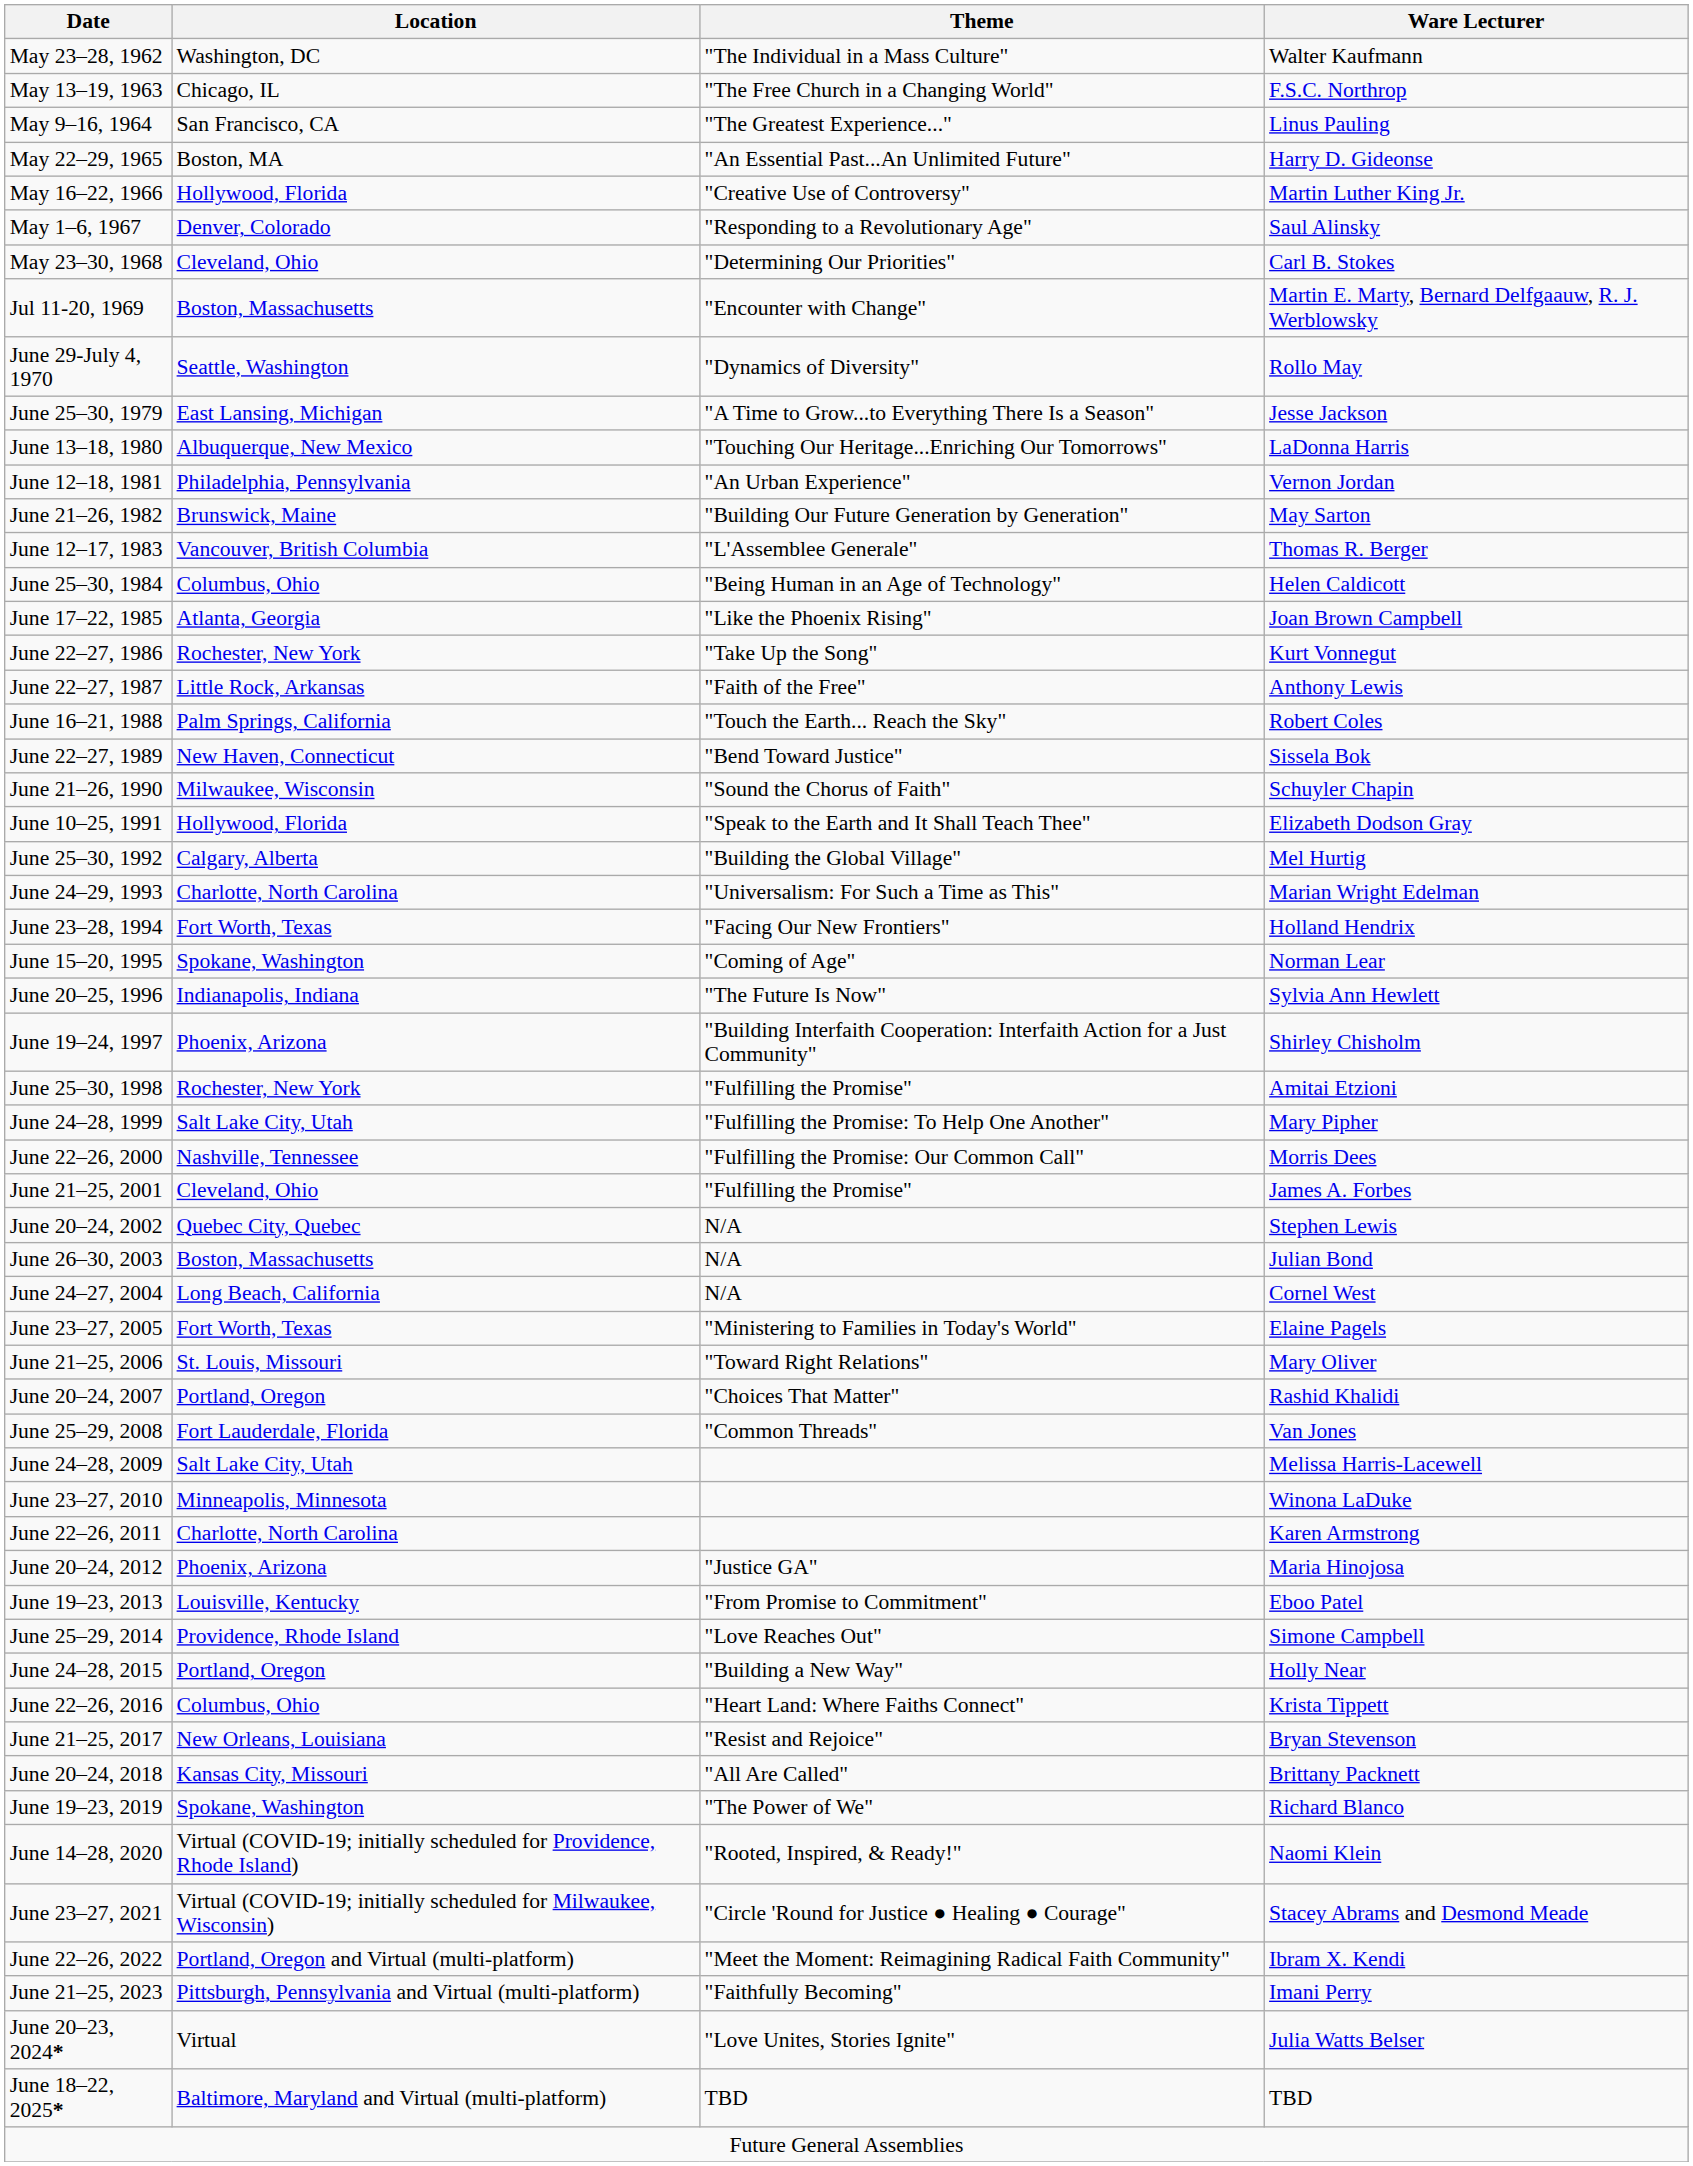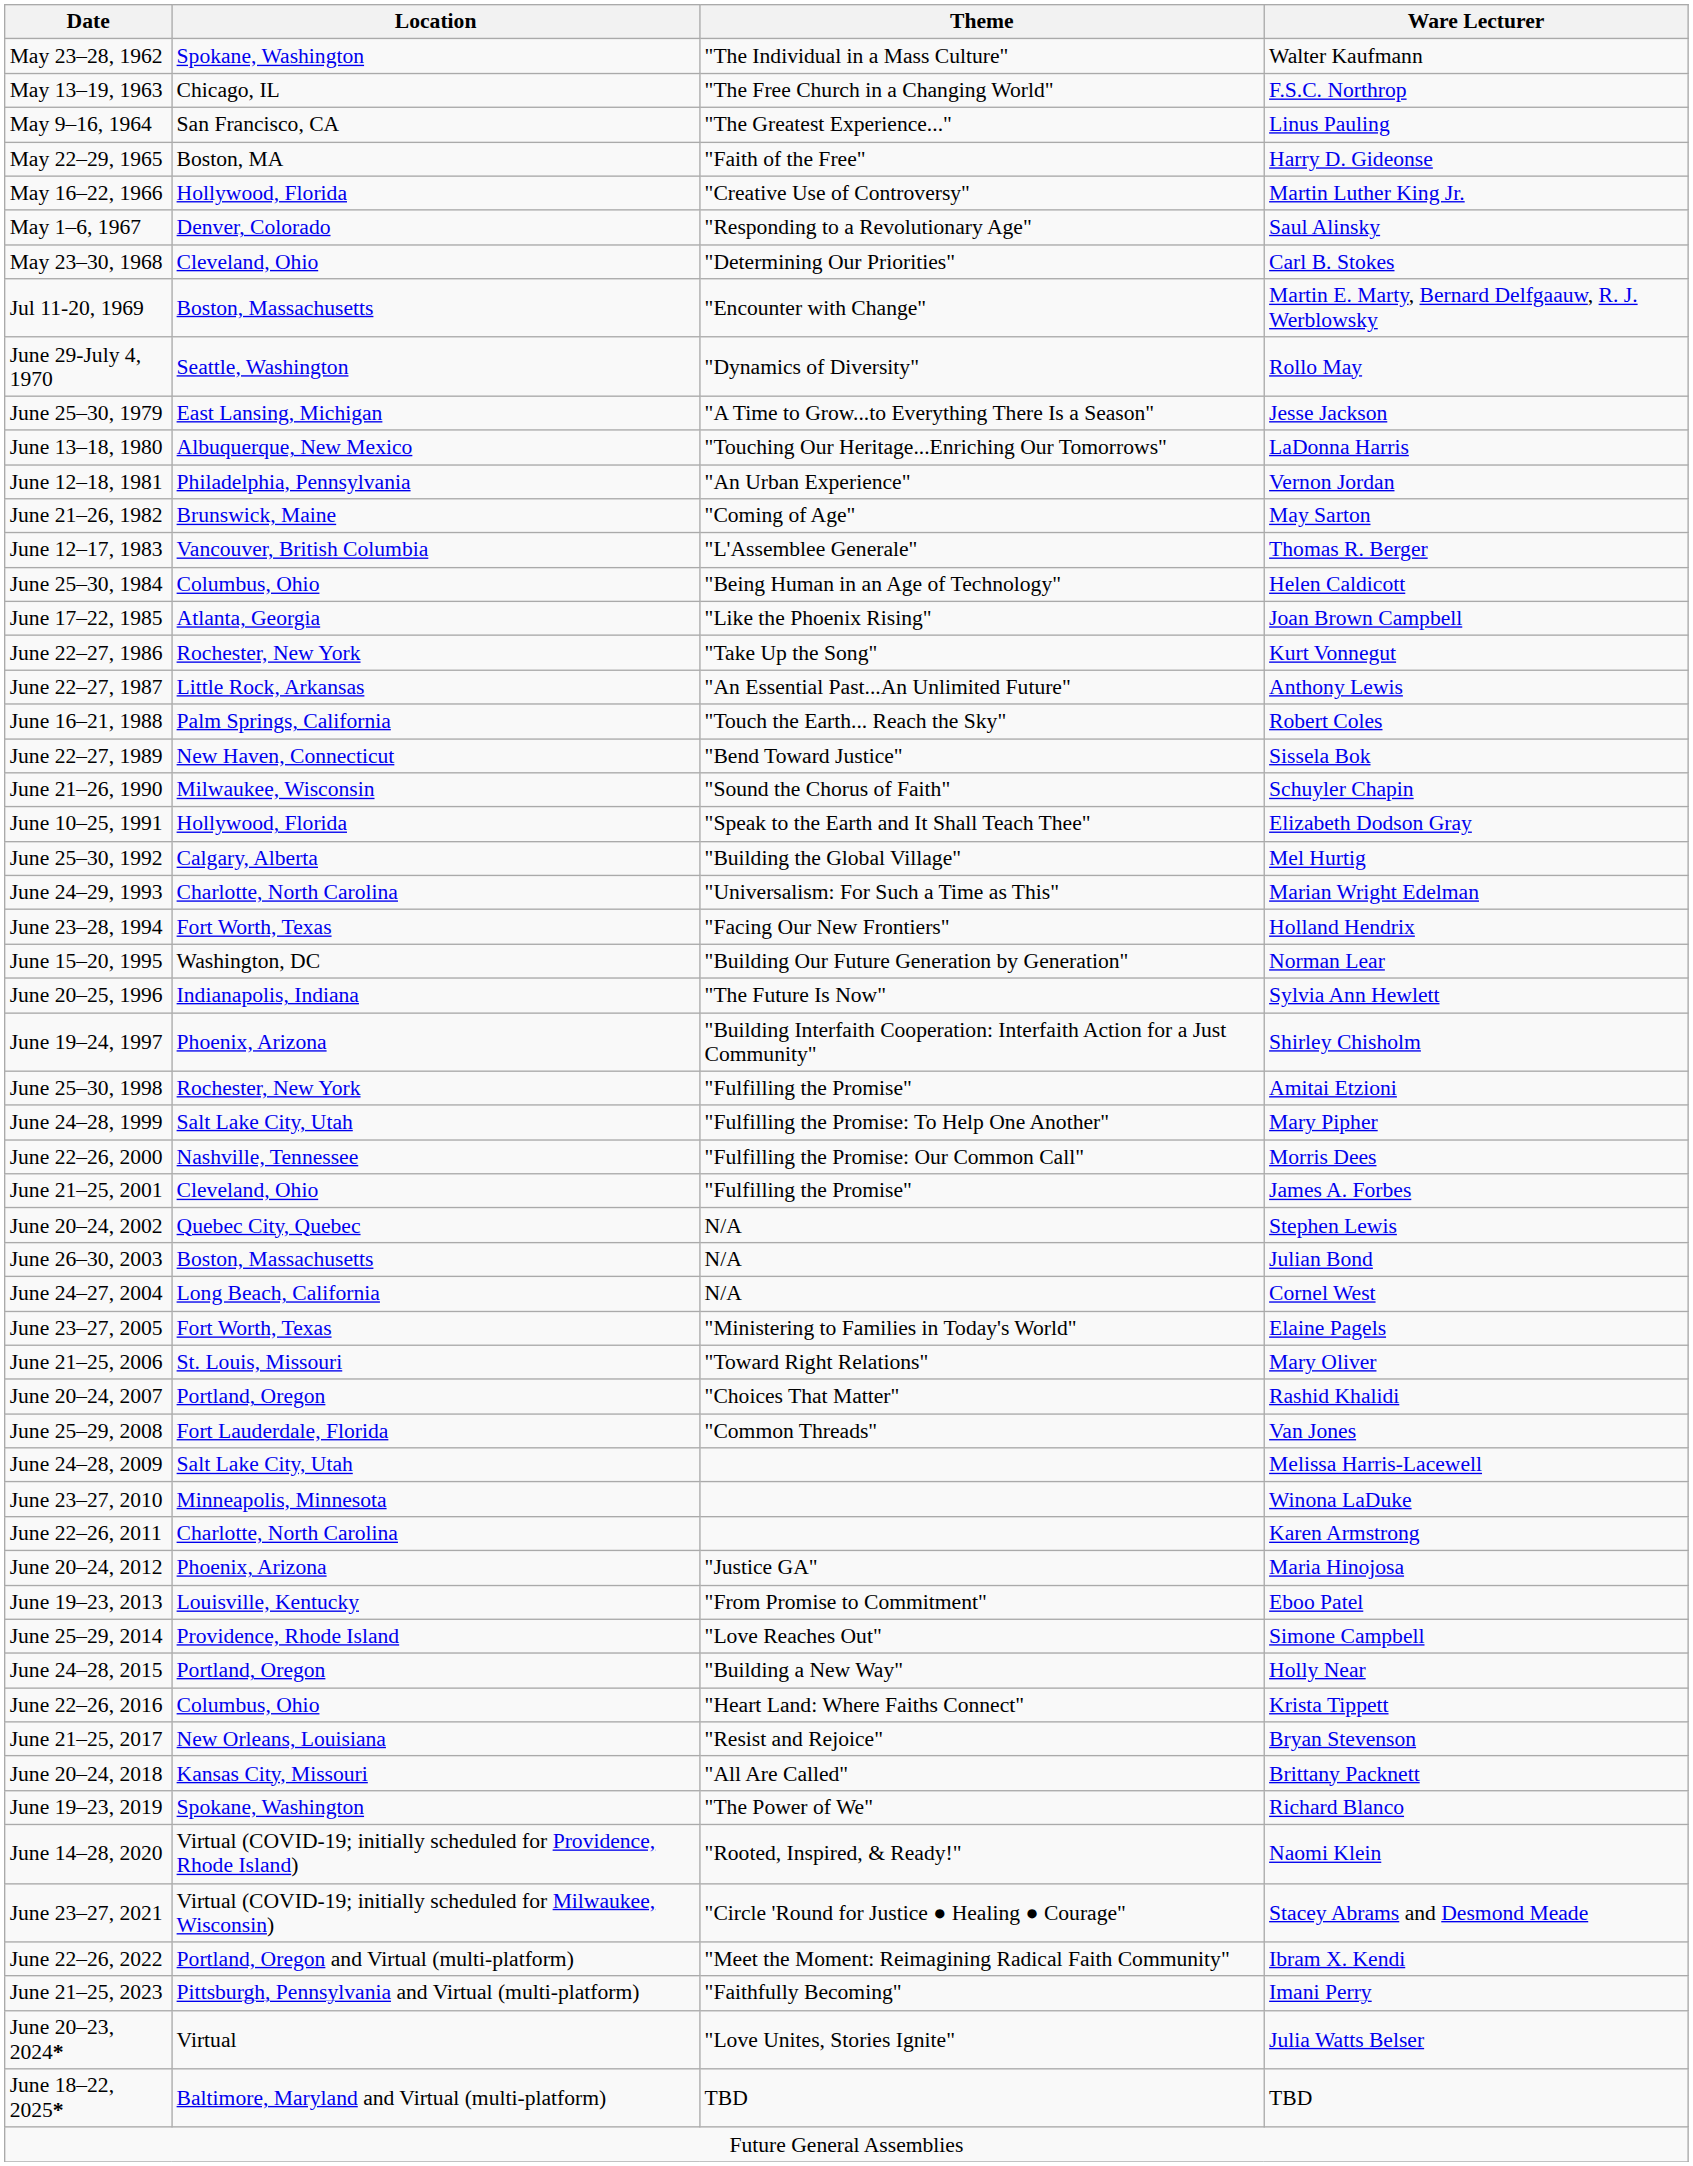(248, 55) Washington, DC -> (270, 55) Spokane, Washington
(888, 158) "An Essential Past...An Unlimited Future" -> (785, 158) "Faith of the Free"
(916, 515) "Building Our Future Generation by Generation" -> (780, 515) "Coming of Age"
(785, 686) "Faith of the Free" -> (888, 686) "An Essential Past...An Unlimited Future"
(270, 960) Spokane, Washington -> (248, 960) Washington, DC
(780, 960) "Coming of Age" -> (916, 960) "Building Our Future Generation by Generation"
